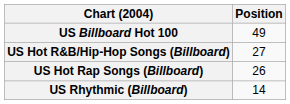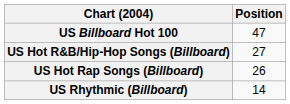(259, 33) 49 -> (259, 33) 47
